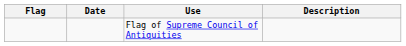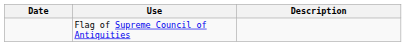- column: (35, 11)
